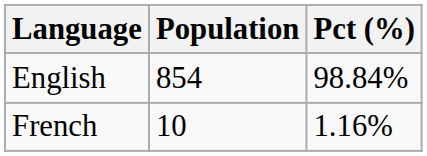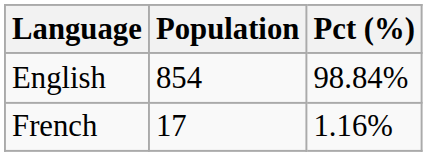(171, 126) 10 -> (171, 126) 17
